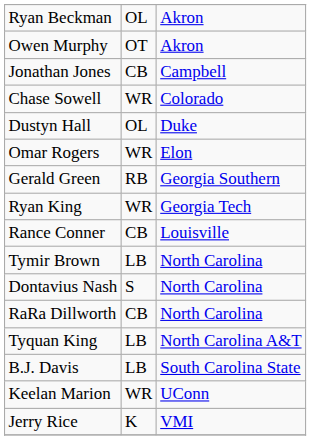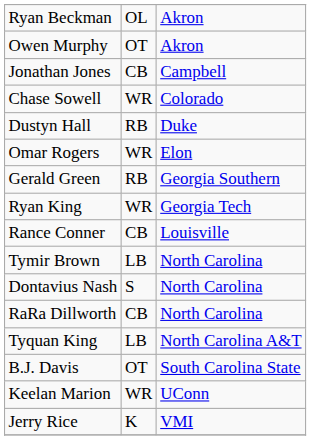(136, 125) OL -> (136, 125) RB
(136, 367) LB -> (136, 367) OT
